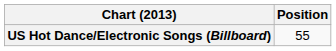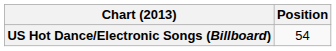(302, 35) 55 -> (302, 35) 54
